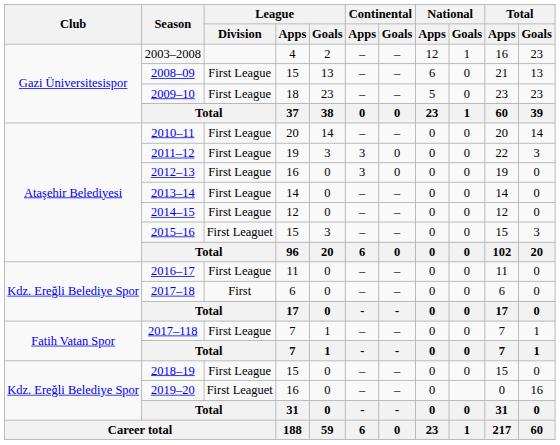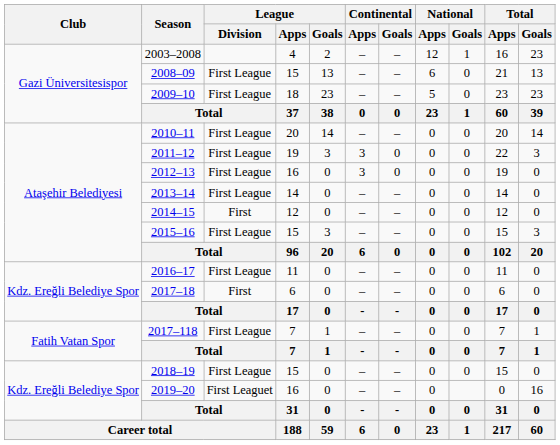(240, 212) First League -> (240, 212) First
(240, 232) First Leaguet -> (240, 232) First League
